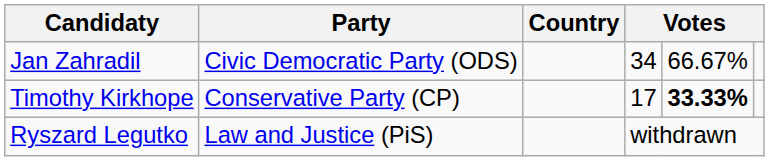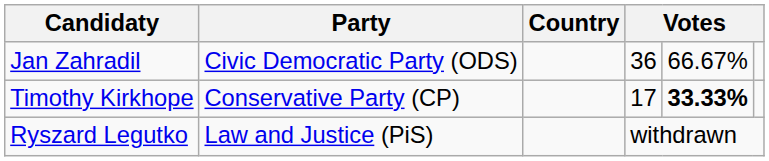(643, 60) 34 -> (643, 60) 36
